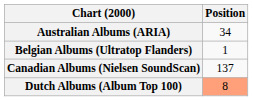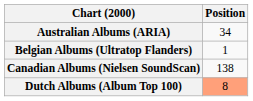(225, 68) 137 -> (225, 68) 138
